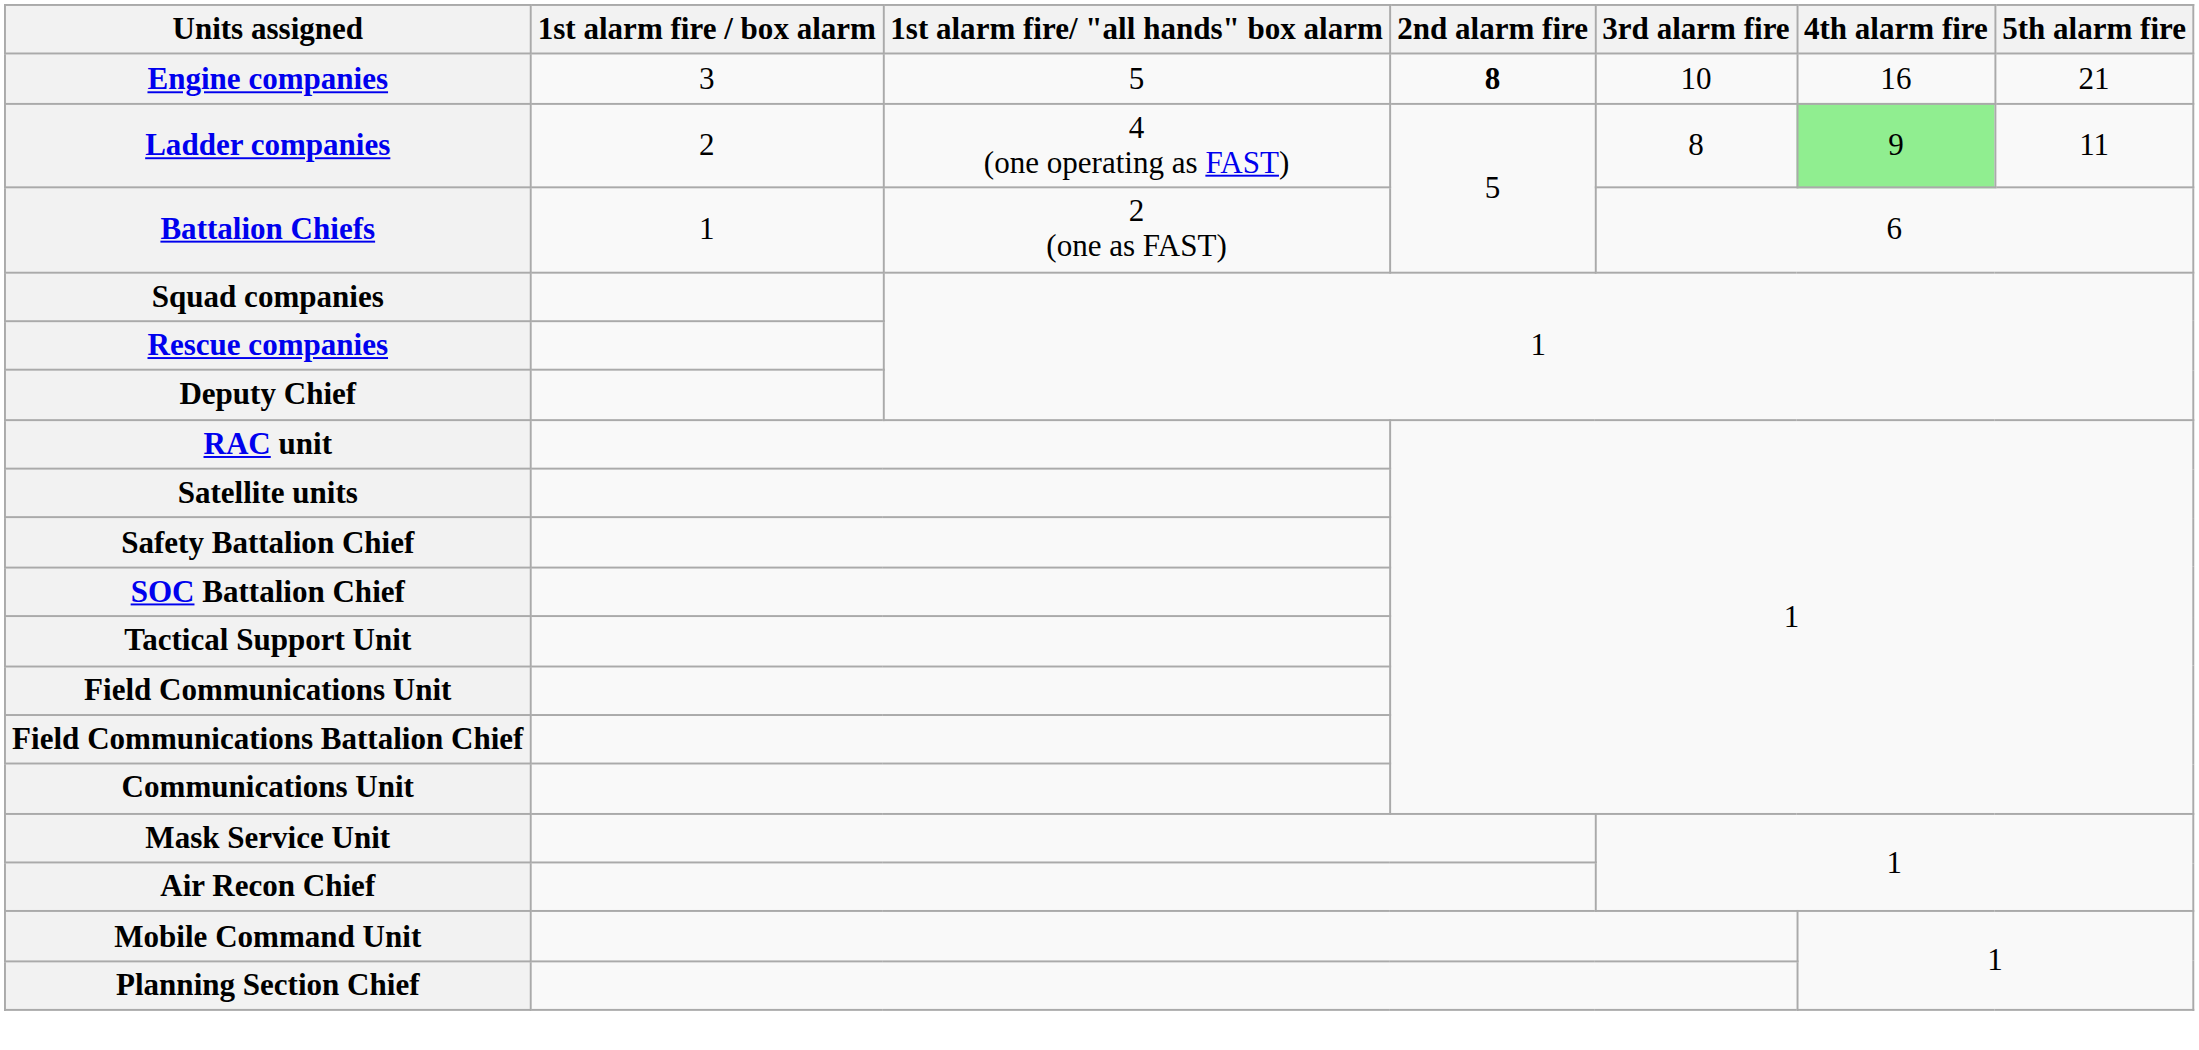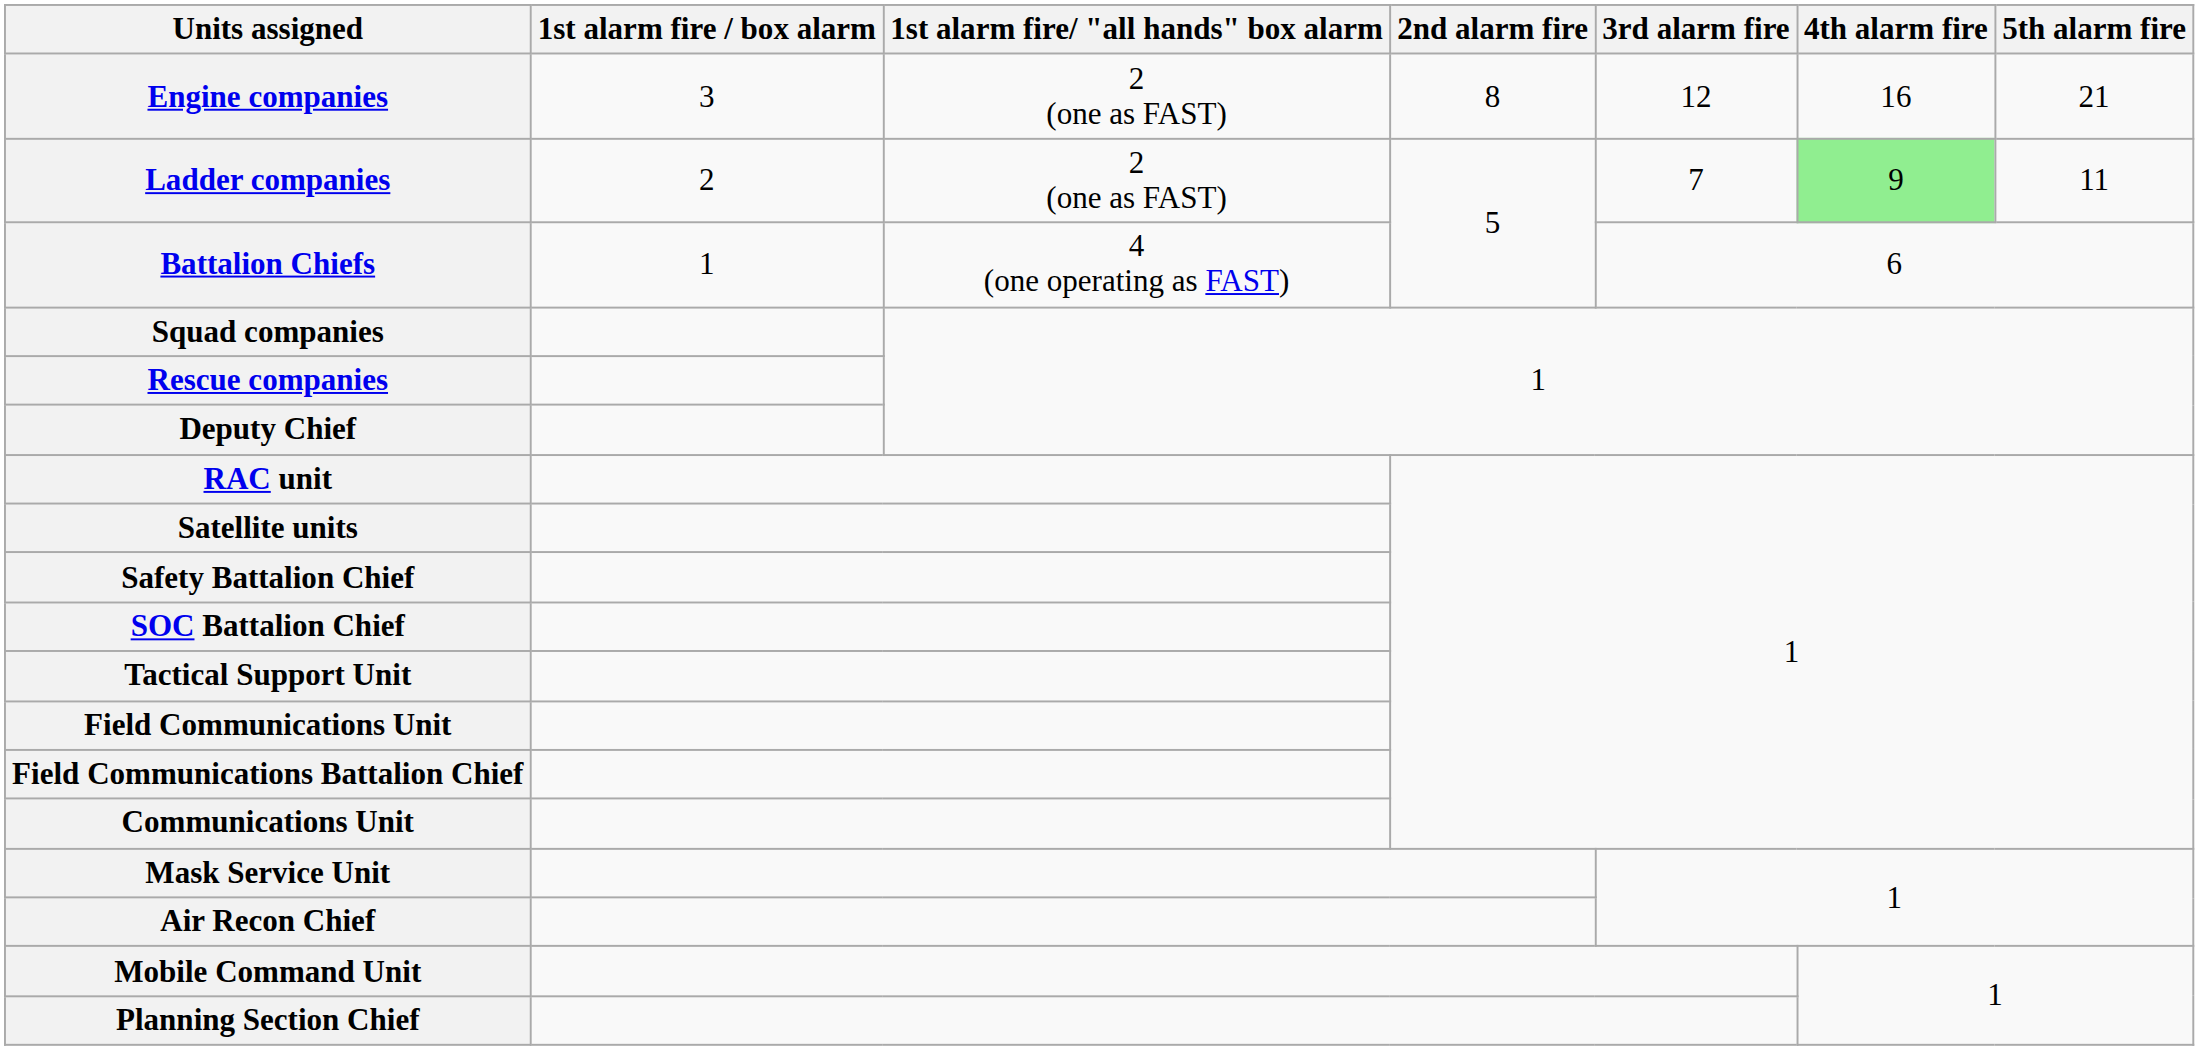(1137, 78) 5 -> (1137, 95) 2 (one as FAST)
(1493, 78) bold -> (1493, 95) normal
(1696, 78) 10 -> (1696, 95) 12
(1137, 145) 4 (one operating as FAST) -> (1137, 179) 2 (one as FAST)
(1696, 145) 8 -> (1696, 179) 7
(1137, 229) 2 (one as FAST) -> (1137, 264) 4 (one operating as FAST)
